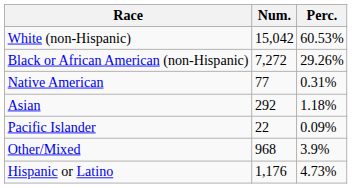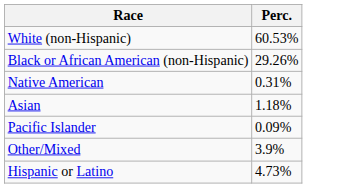- column: (274, 15)
